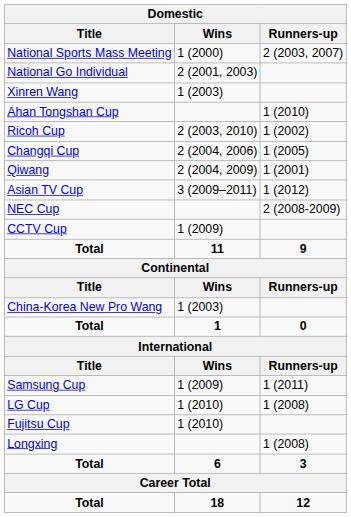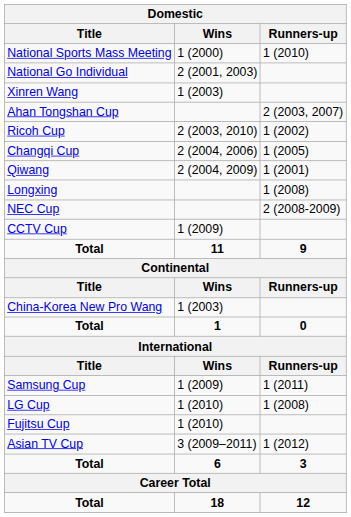(303, 53) 2 (2003, 2007) -> (286, 53) 1 (2010)
(286, 111) 1 (2010) -> (303, 111) 2 (2003, 2007)
rows swapped: (32, 444) <-> (45, 190)
